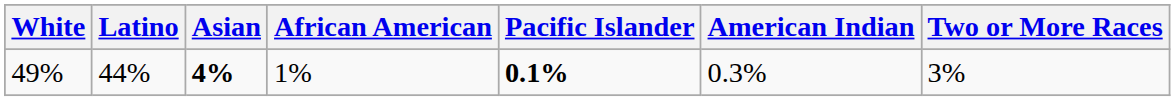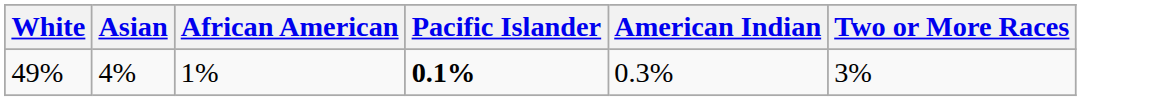- column: (139, 26)
(213, 71) bold -> (117, 71) normal
